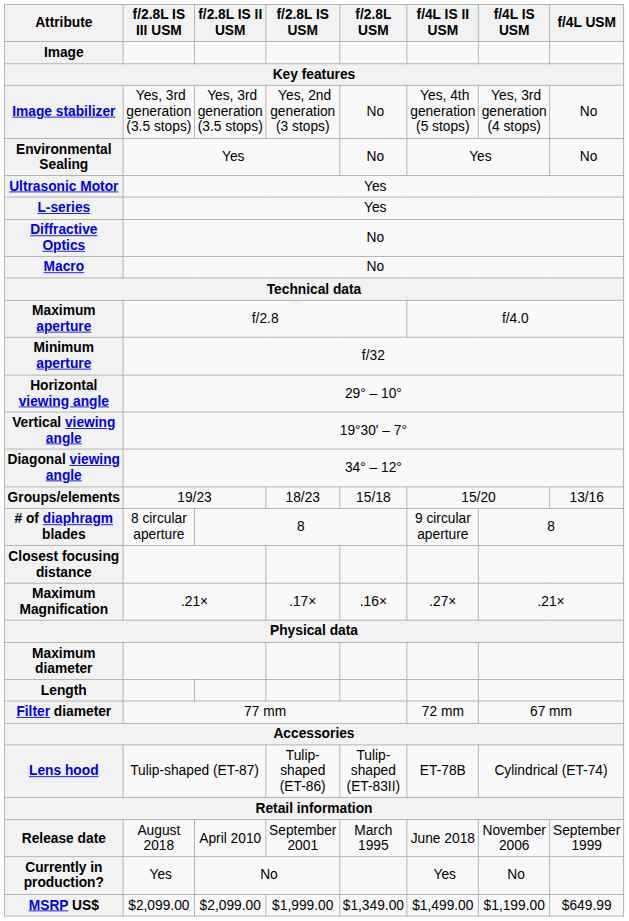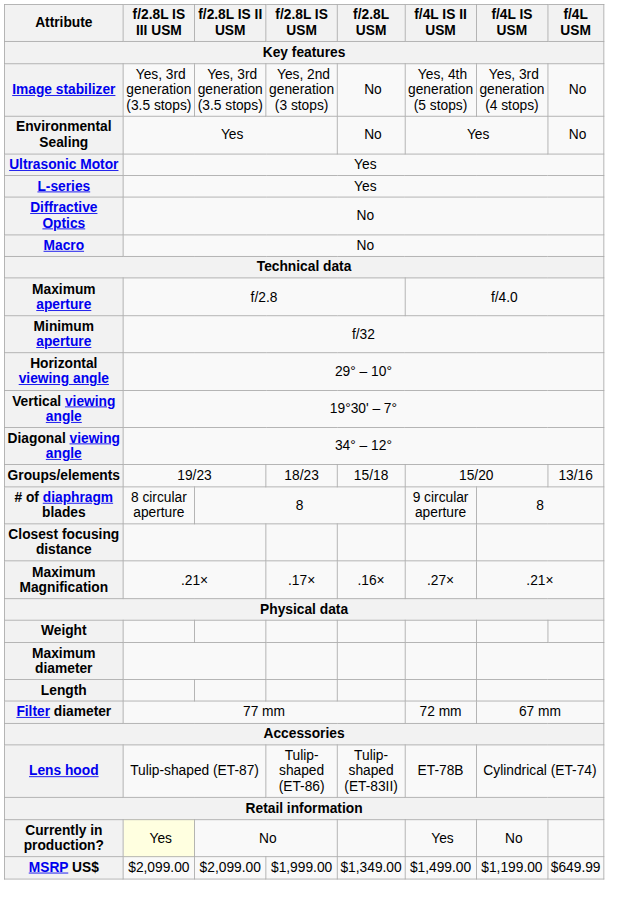- row: (64, 52)
+ row: (64, 631)
- row: (64, 838)
(159, 875) no background -> (159, 838) lightyellow background
